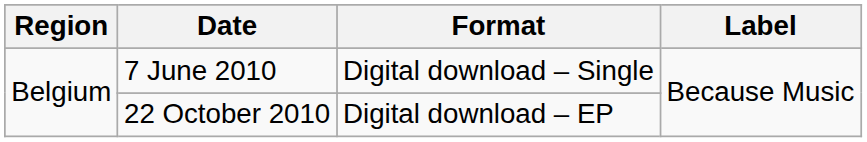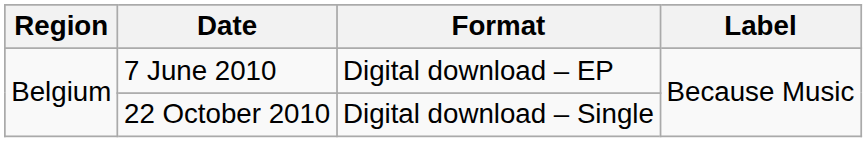(498, 70) Digital download – Single -> (478, 70) Digital download – EP
(478, 114) Digital download – EP -> (498, 114) Digital download – Single
